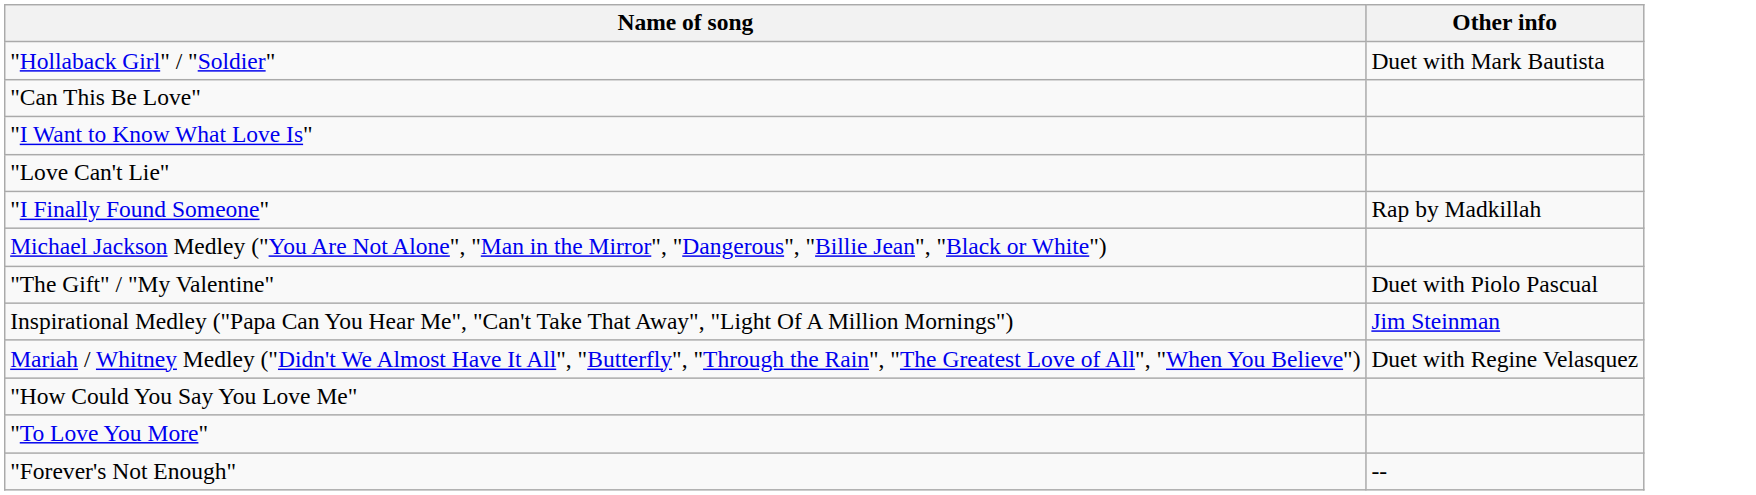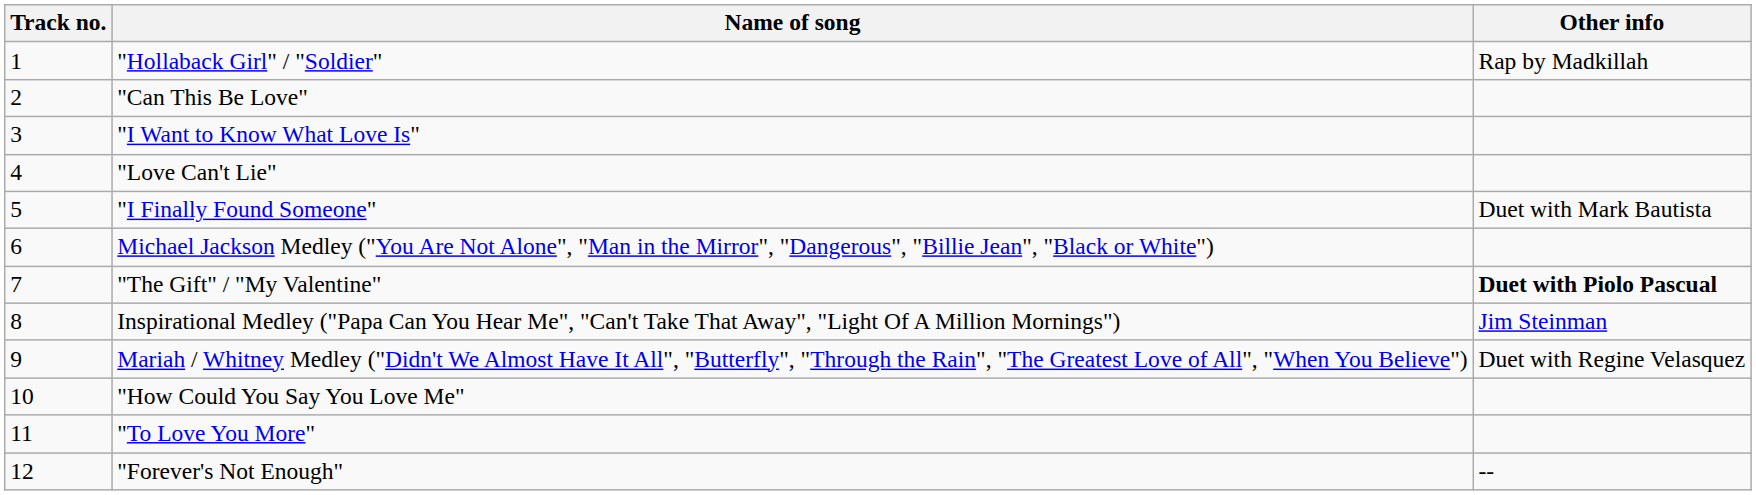+ column: (58, 23)
(1488, 60) Duet with Mark Bautista -> (1563, 60) Rap by Madkillah
(1456, 209) Rap by Madkillah -> (1595, 209) Duet with Mark Bautista
(1485, 284) normal -> (1598, 284) bold
